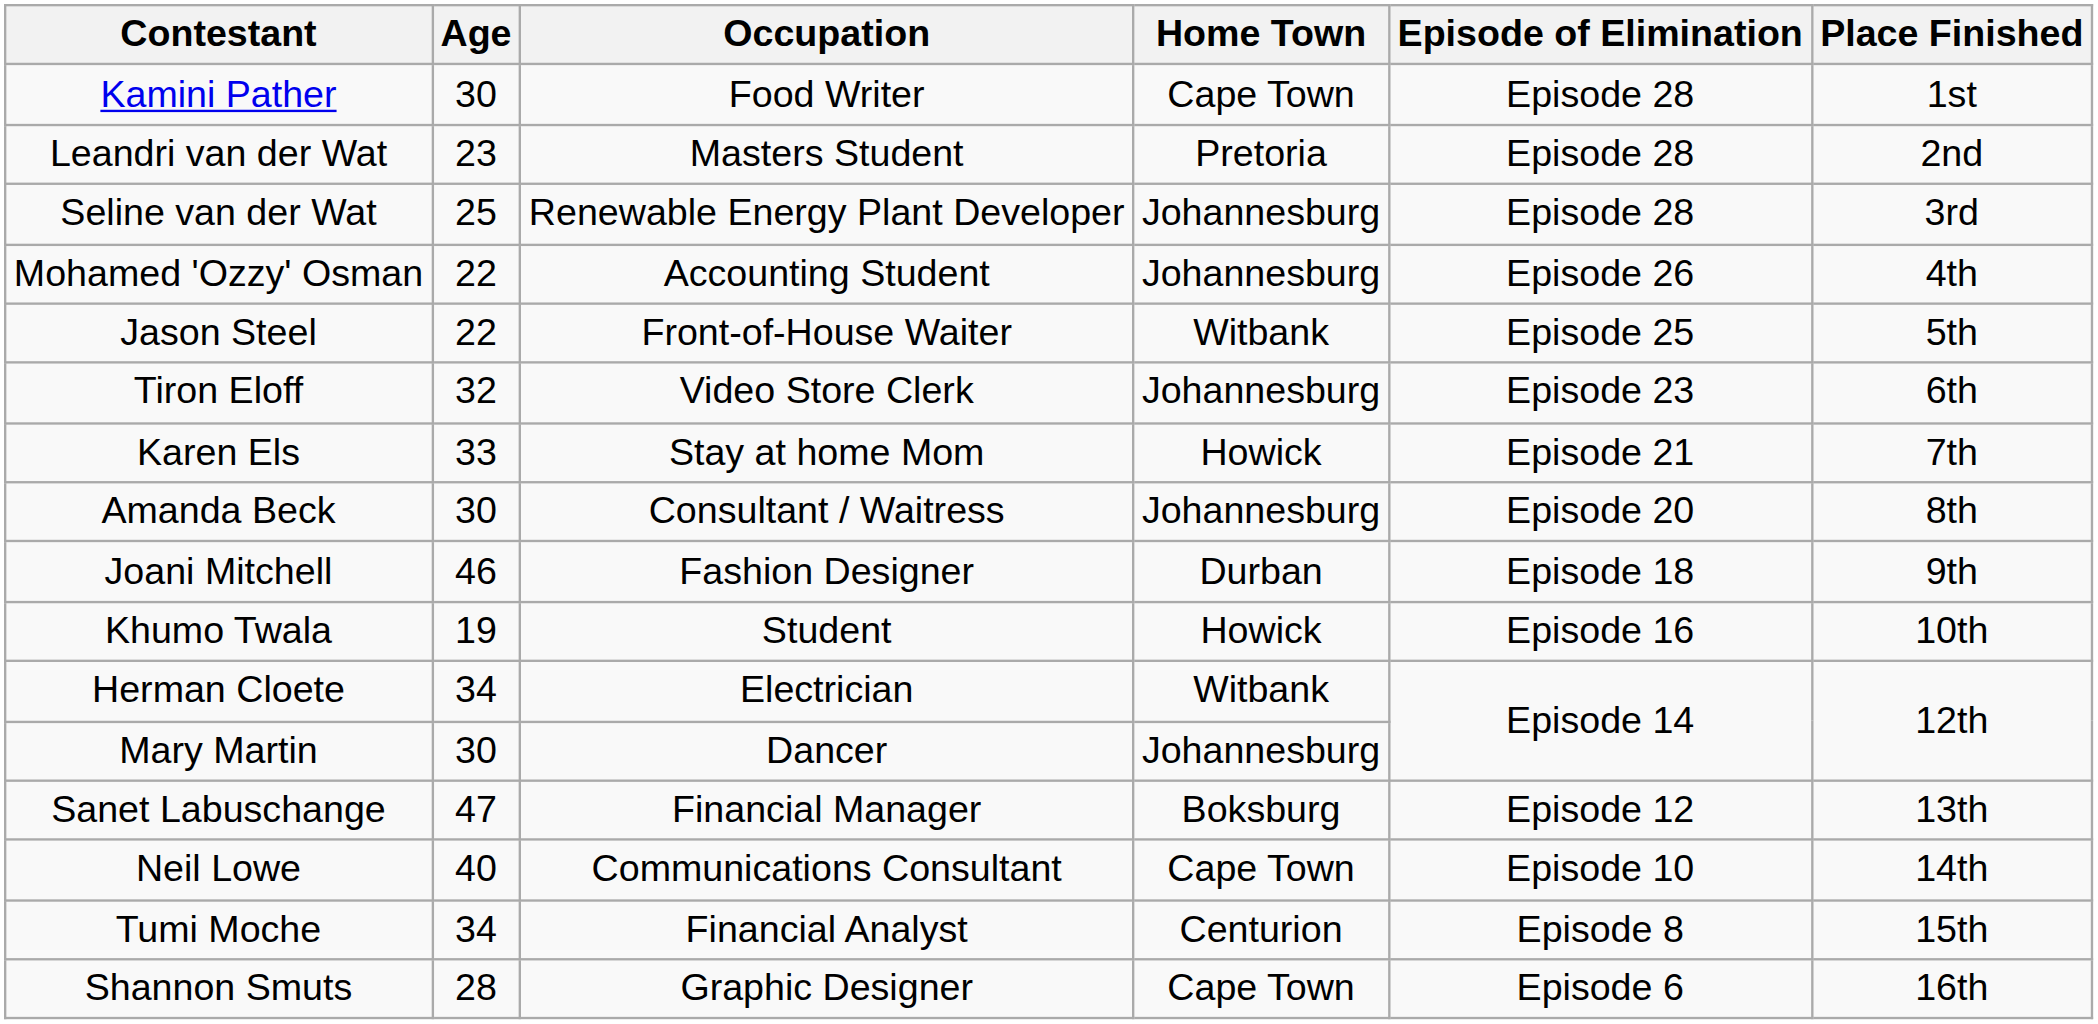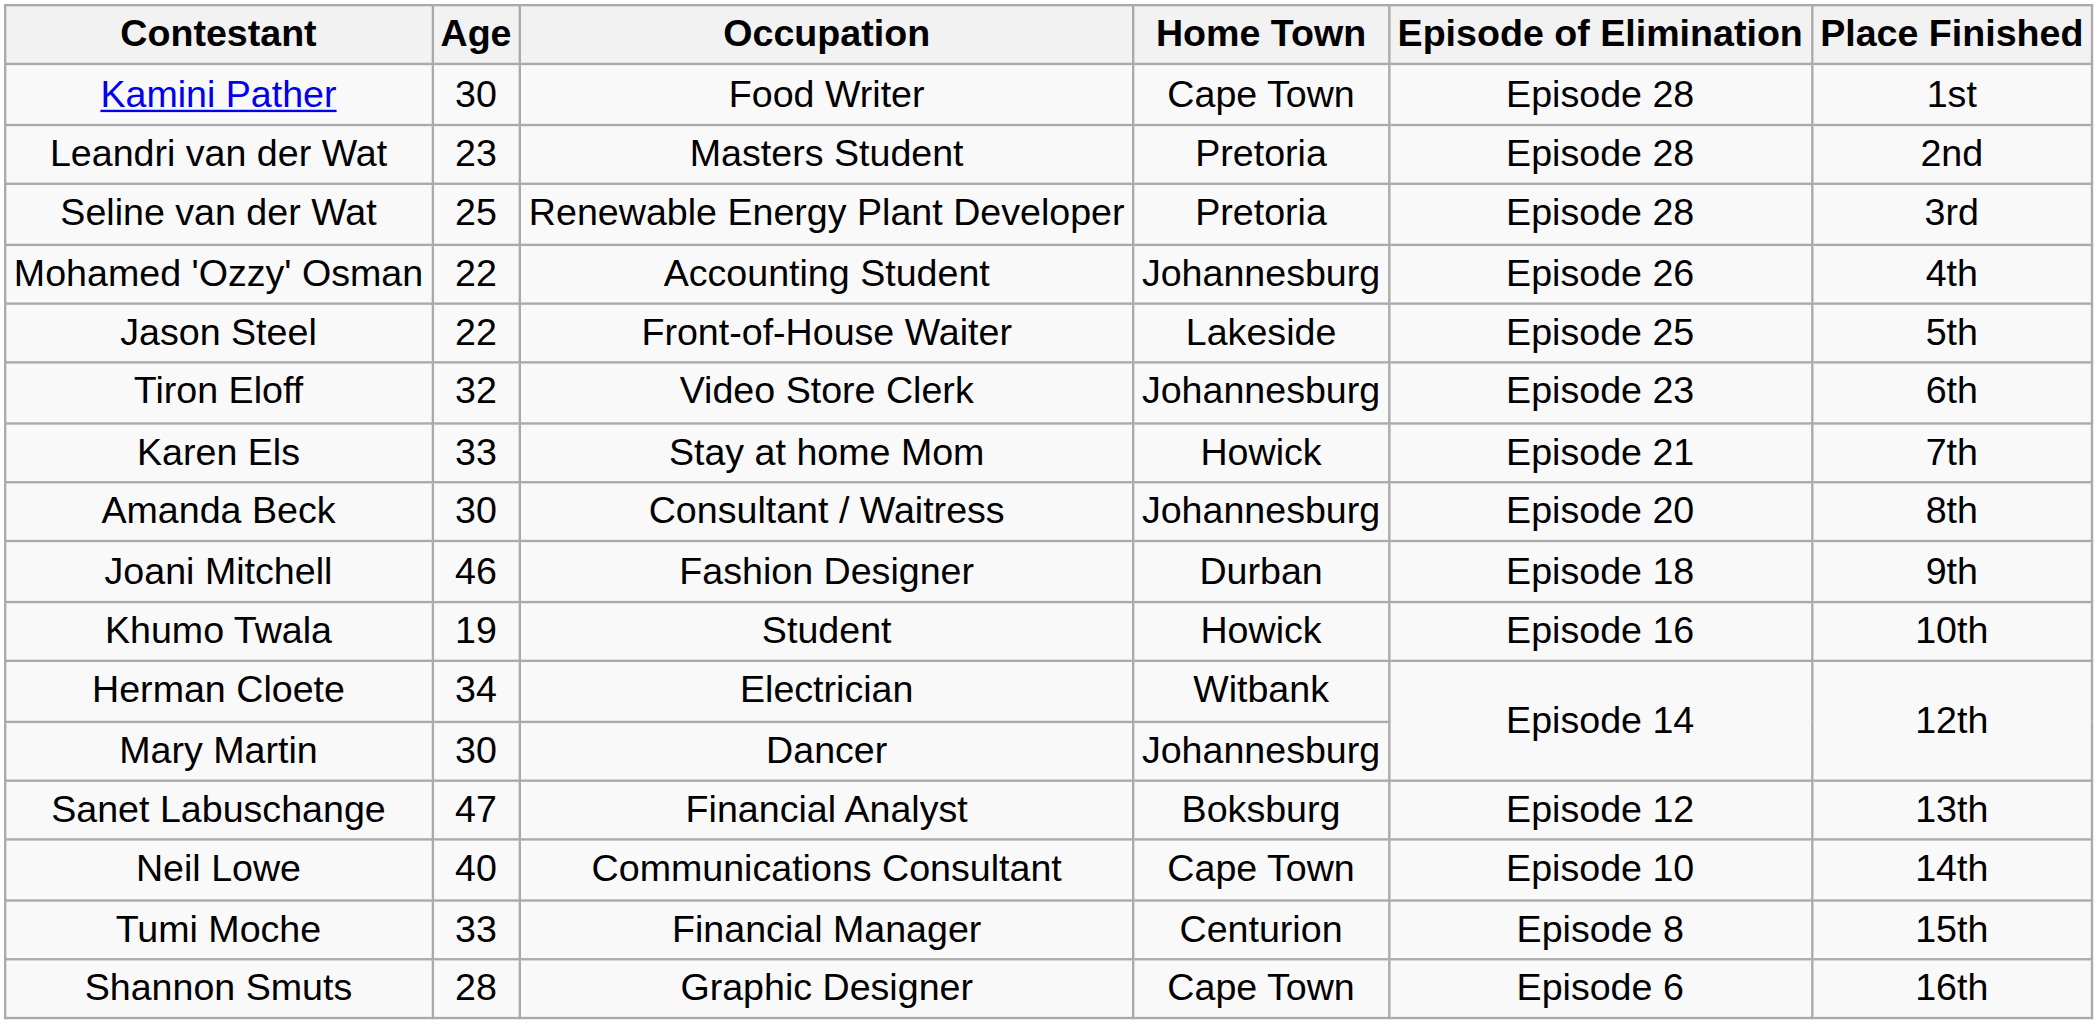(1261, 213) Johannesburg -> (1261, 213) Pretoria
(1261, 332) Witbank -> (1261, 332) Lakeside
(827, 809) Financial Manager -> (827, 809) Financial Analyst
(476, 928) 34 -> (476, 928) 33
(827, 928) Financial Analyst -> (827, 928) Financial Manager
